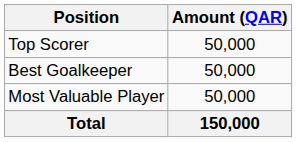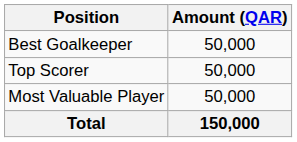rows swapped: (49, 44) <-> (70, 70)
